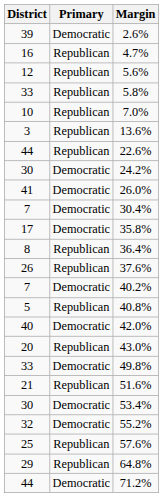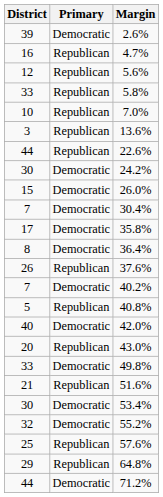(27, 190) 41 -> (27, 190) 15
(81, 248) Republican -> (81, 248) Democratic
